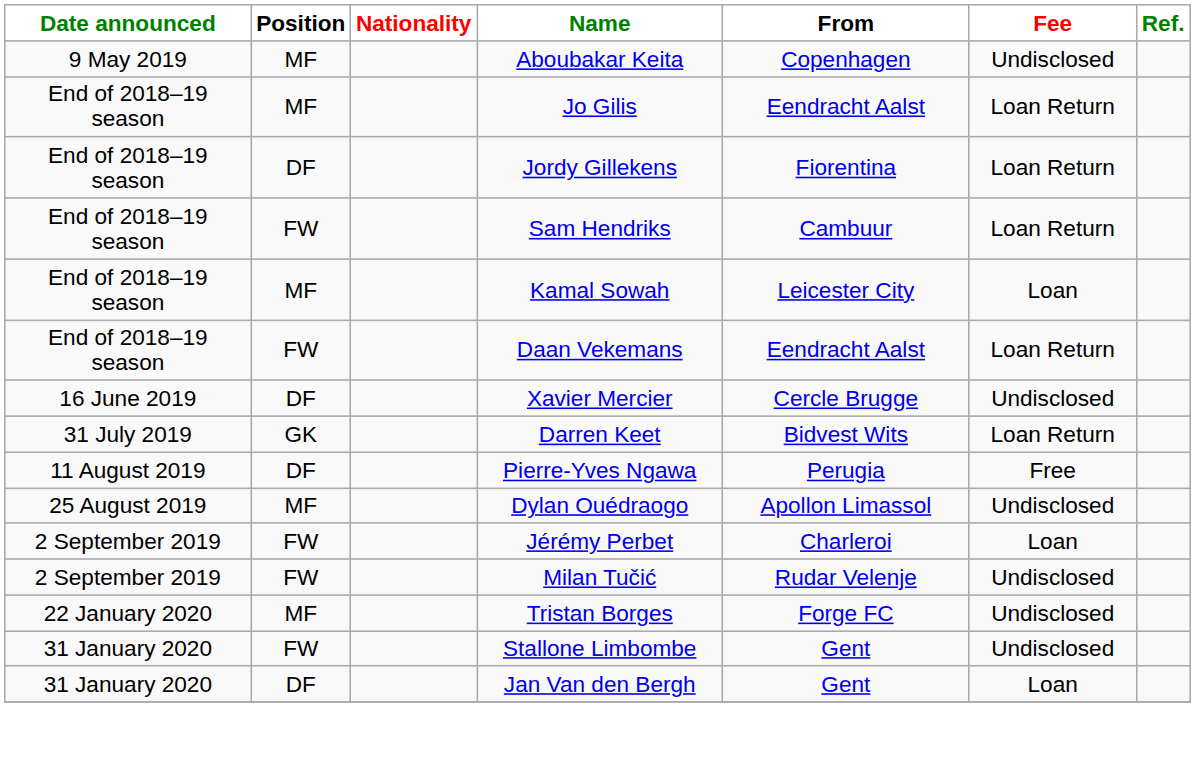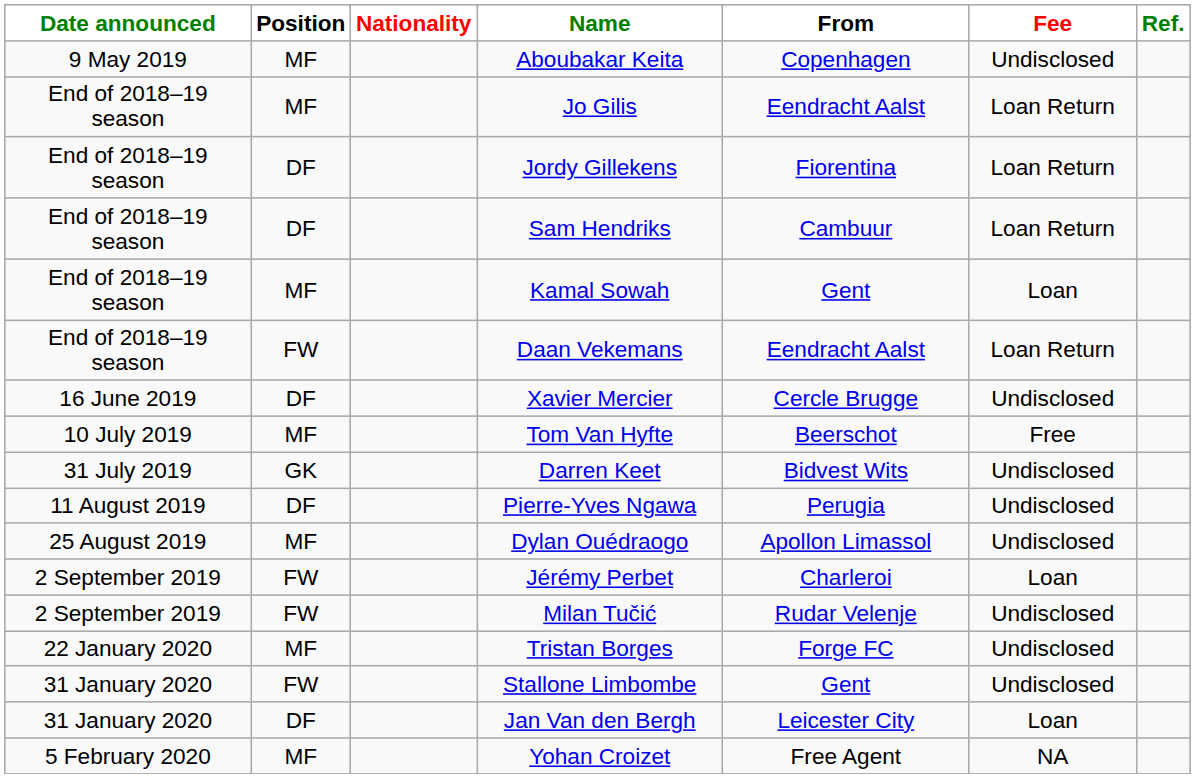(301, 229) FW -> (301, 229) DF
(846, 290) Leicester City -> (846, 290) Gent
+ row: (600, 434)
(1053, 434) Loan Return -> (1053, 470) Undisclosed
(1053, 470) Free -> (1053, 506) Undisclosed
(846, 684) Gent -> (846, 720) Leicester City
+ row: (600, 756)
